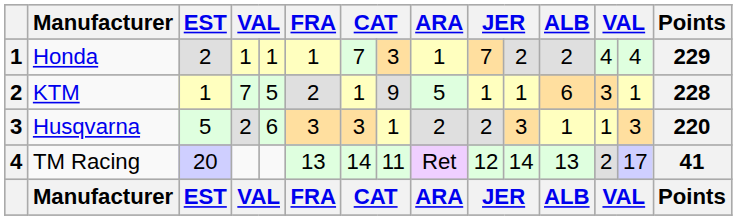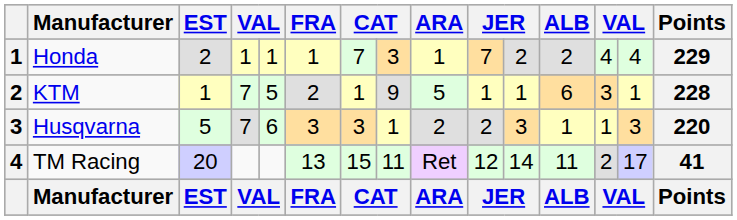(245, 127) 2 -> (245, 127) 7
(359, 162) 14 -> (359, 162) 15
(567, 162) 13 -> (567, 162) 11
